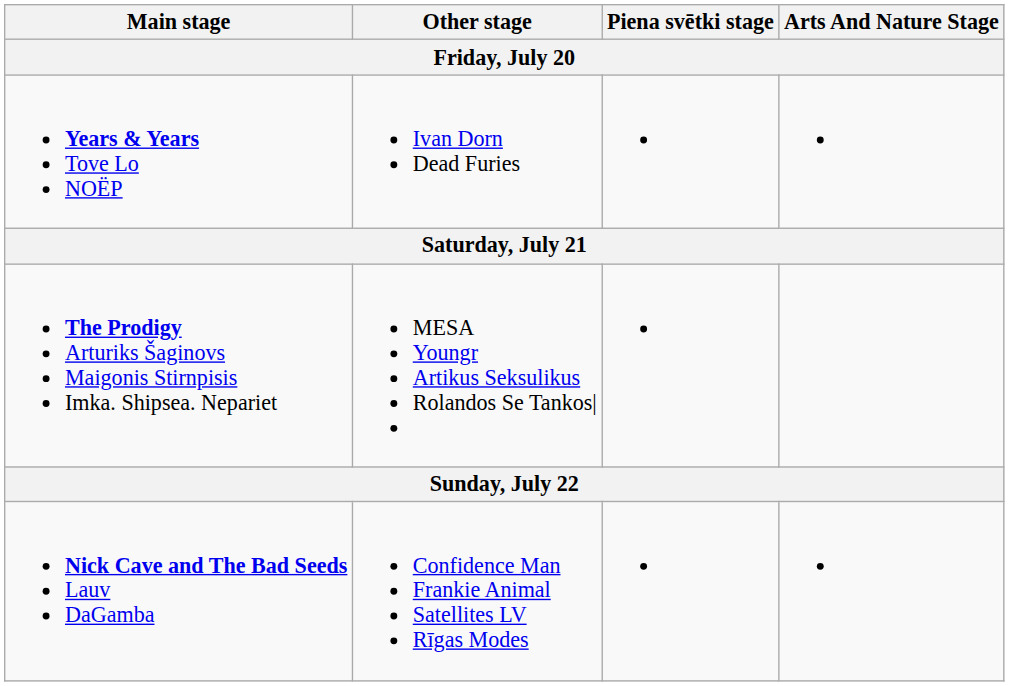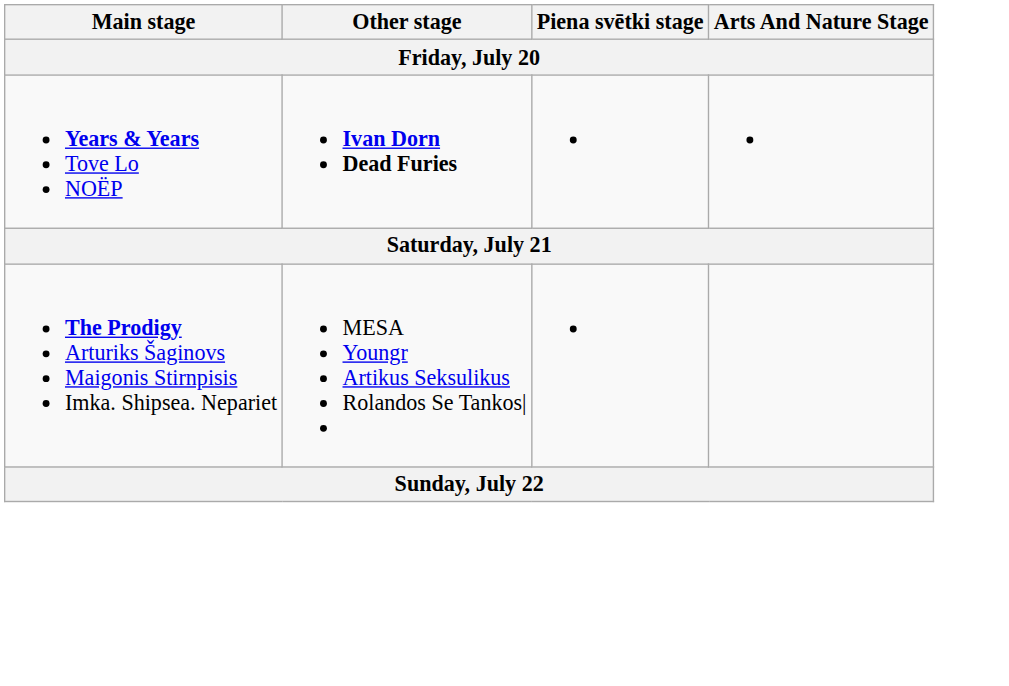(477, 152) normal -> (407, 152) bold
- row: (179, 591)
